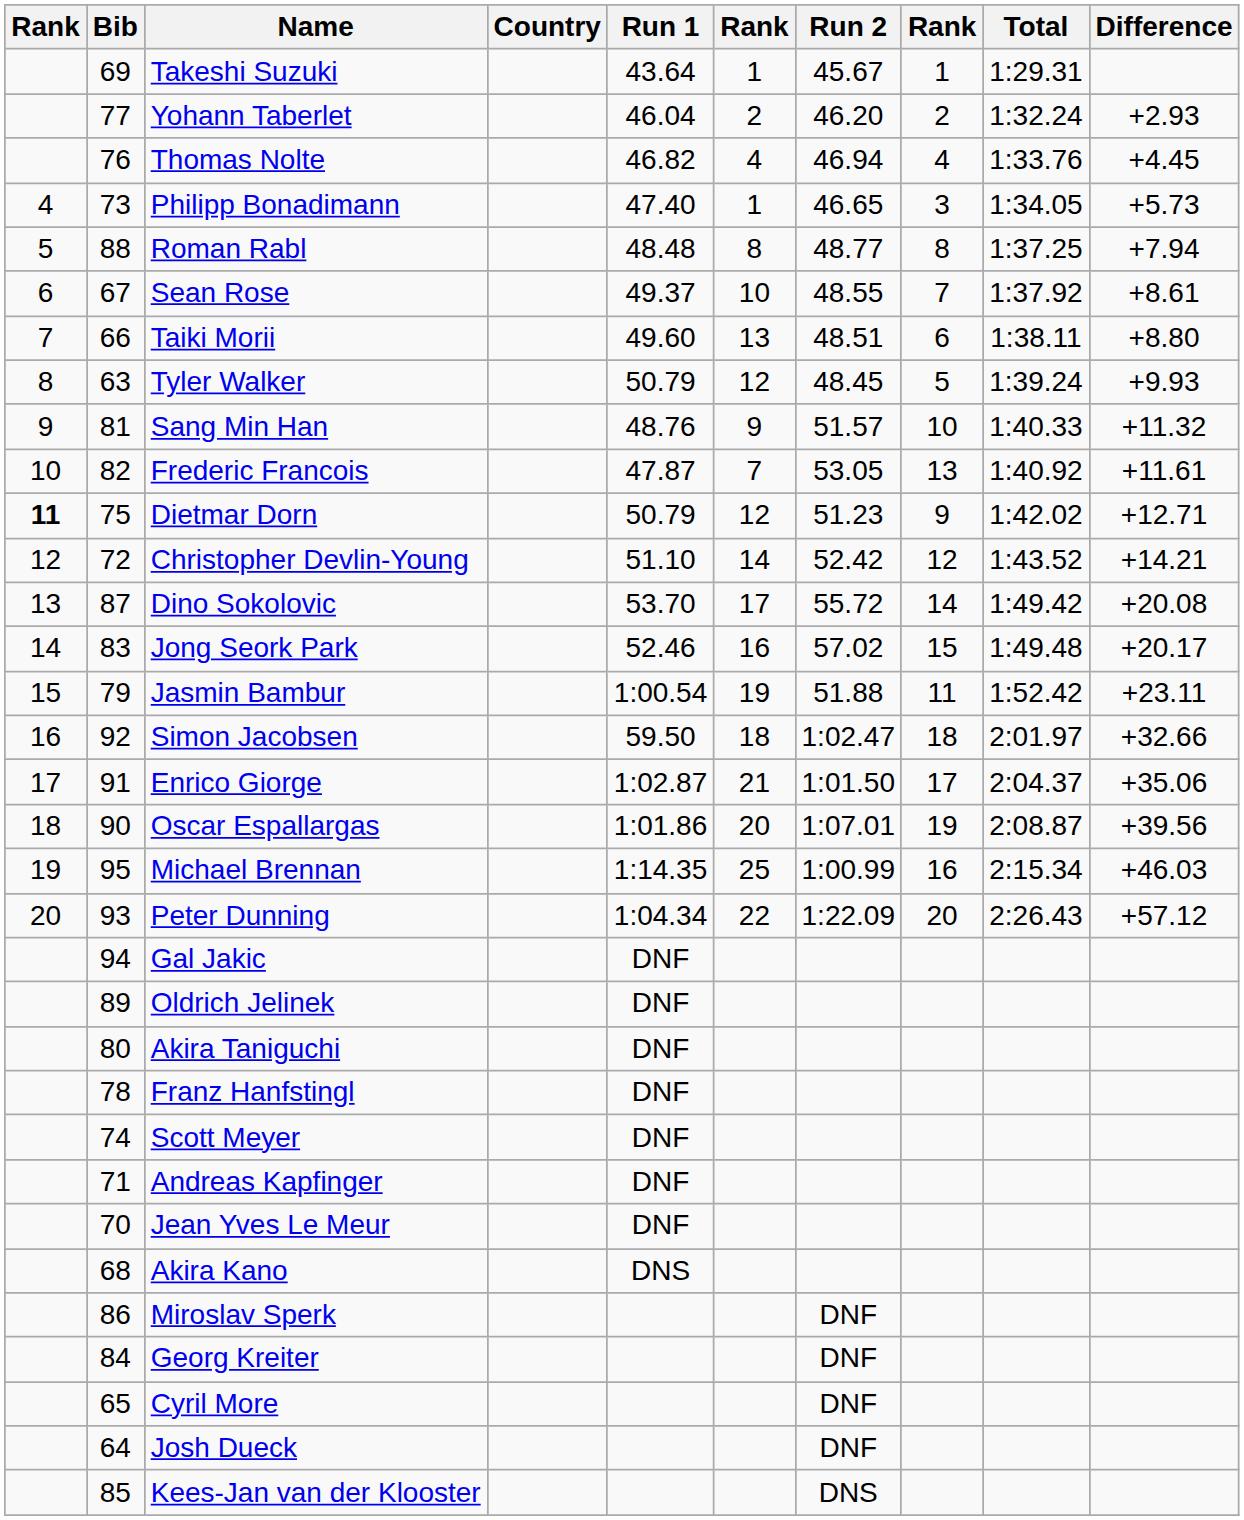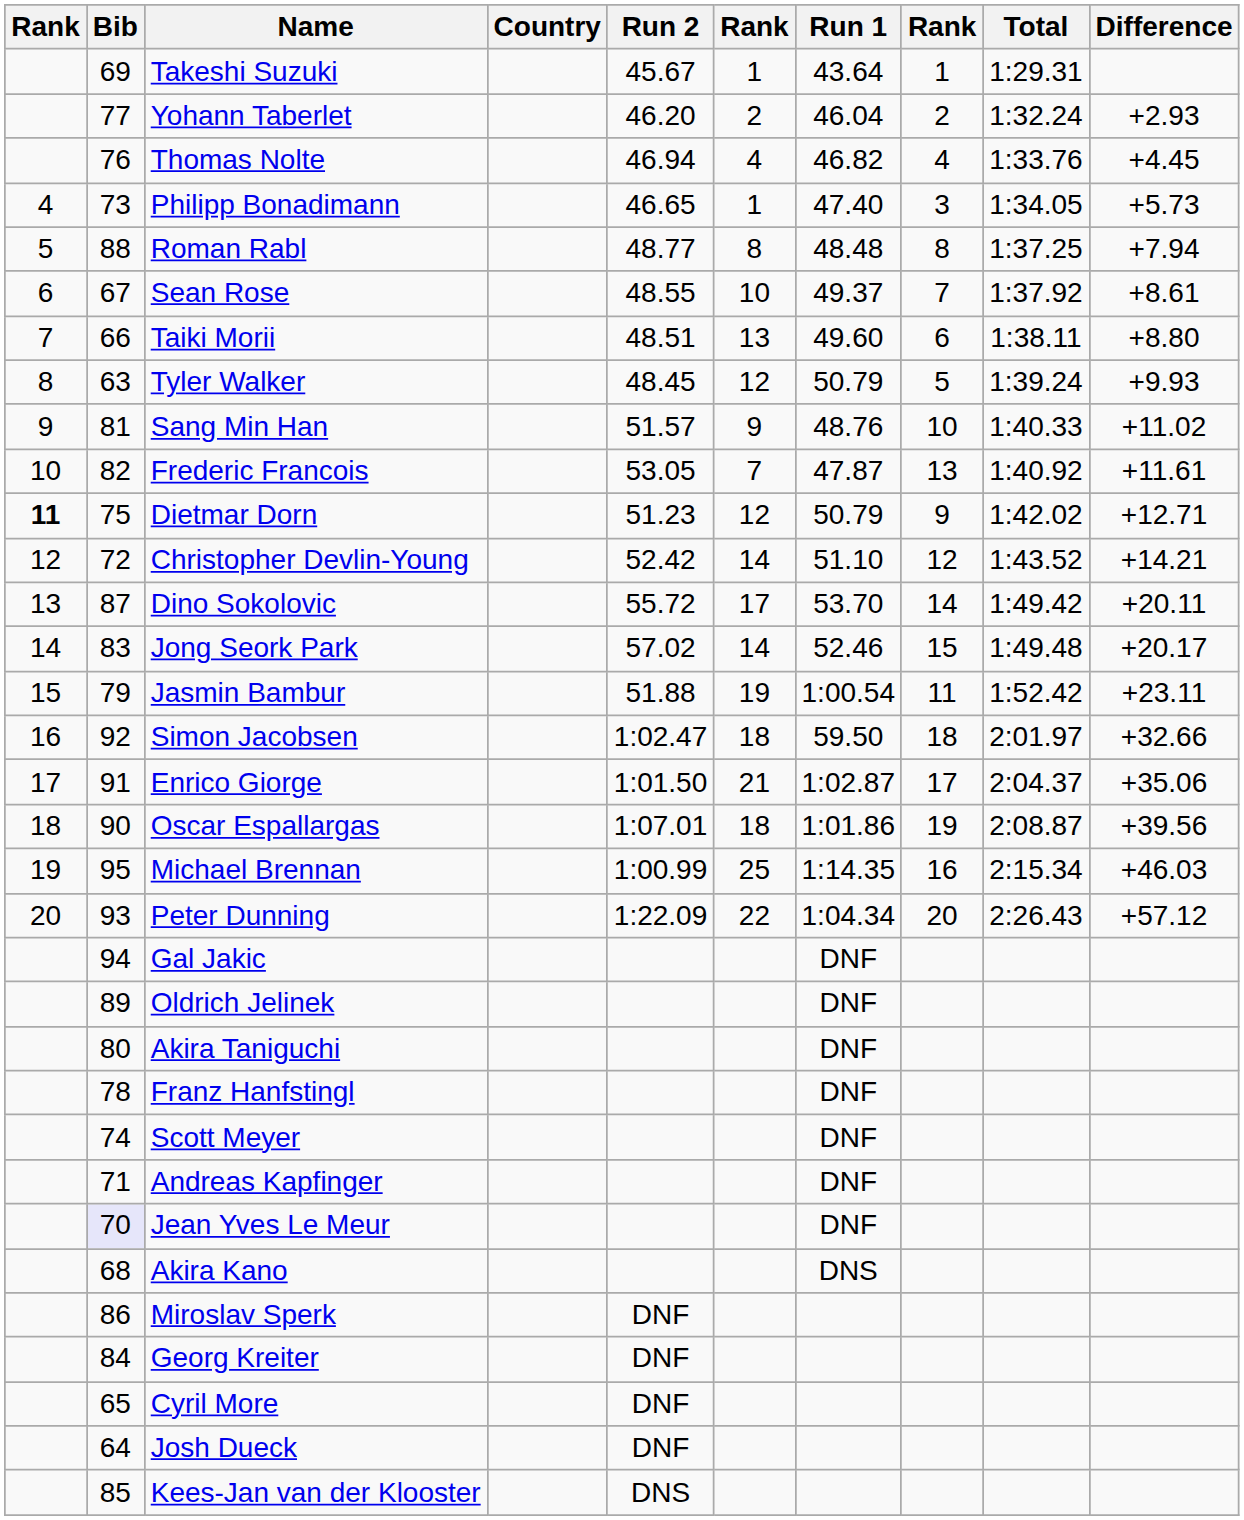columns swapped: (661, 26) <-> (848, 26)
(1164, 426) +11.32 -> (1164, 426) +11.02
(1164, 603) +20.08 -> (1164, 603) +20.11
(754, 648) 16 -> (754, 648) 14
(754, 826) 20 -> (754, 826) 18
(115, 1225) no background -> (115, 1225) lavender background
